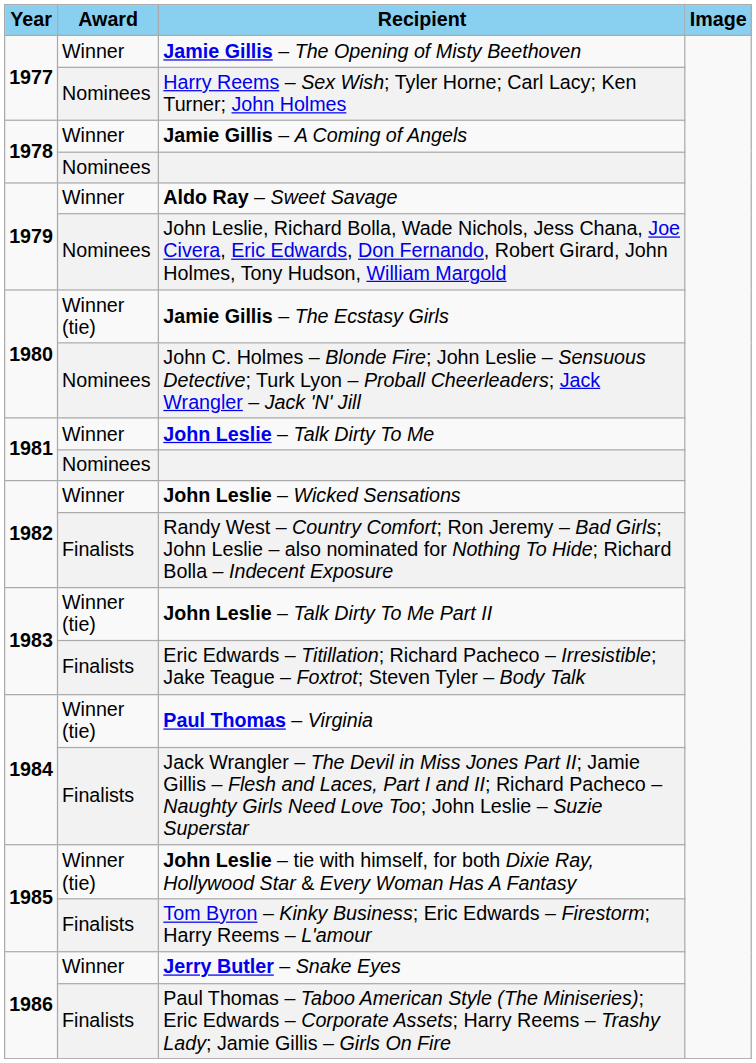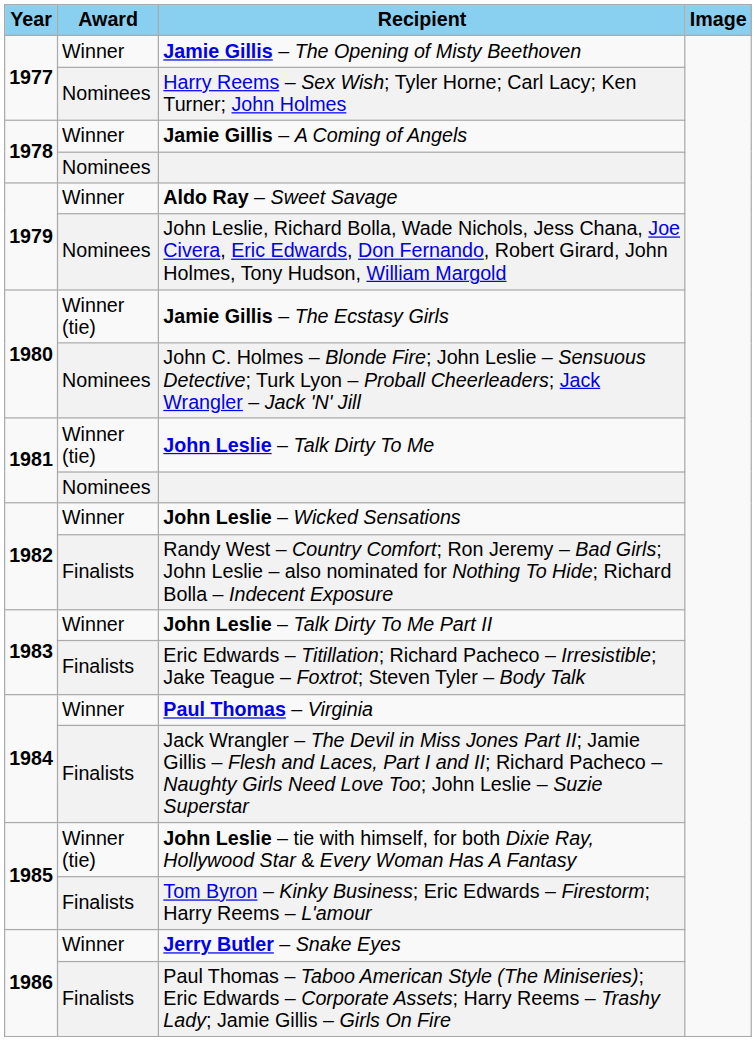(93, 433) Winner -> (93, 444) Winner (tie)
(93, 614) Winner (tie) -> (93, 625) Winner
(93, 720) Winner (tie) -> (93, 709) Winner
